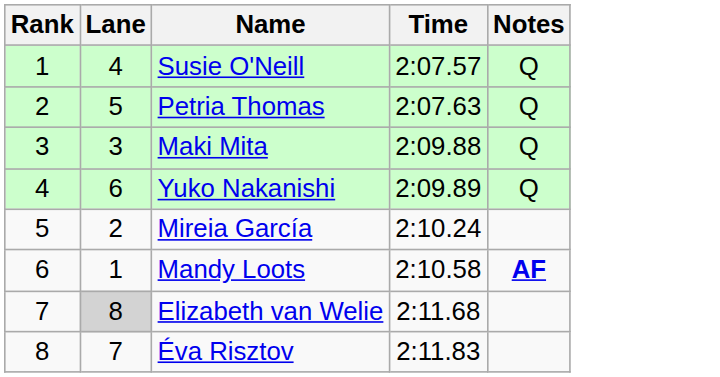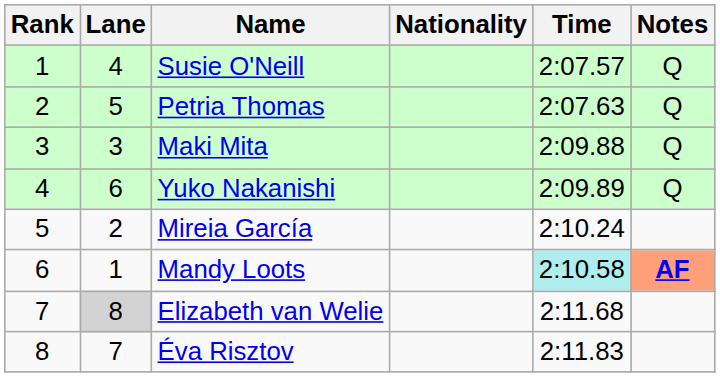+ column: (461, 24)
(438, 270) no background -> (582, 270) paleturquoise background
(529, 270) no background -> (672, 270) lightsalmon background
